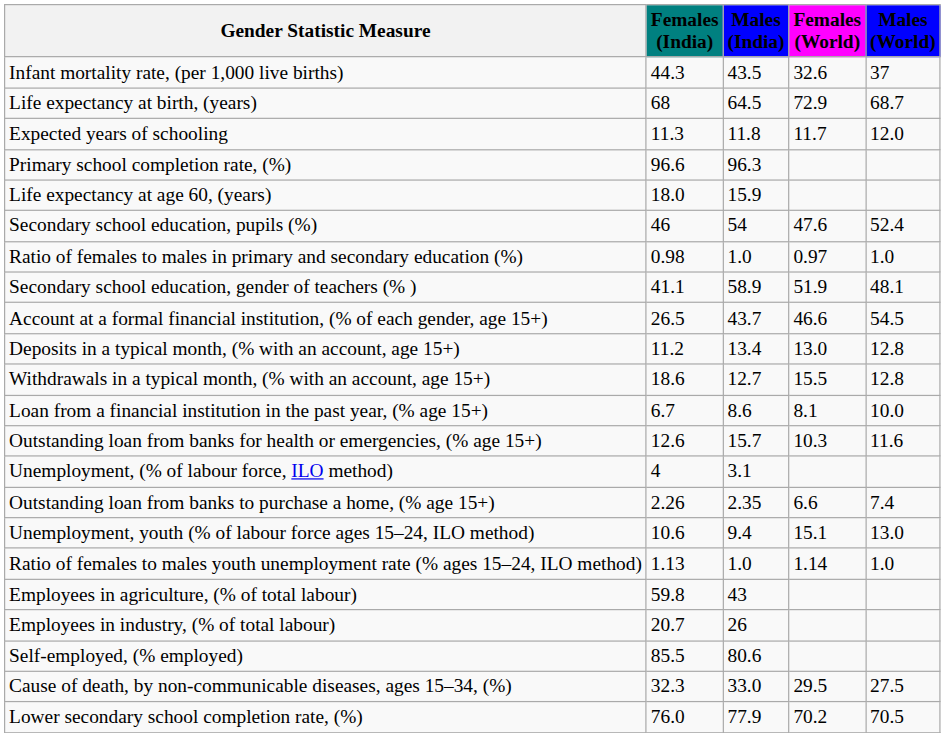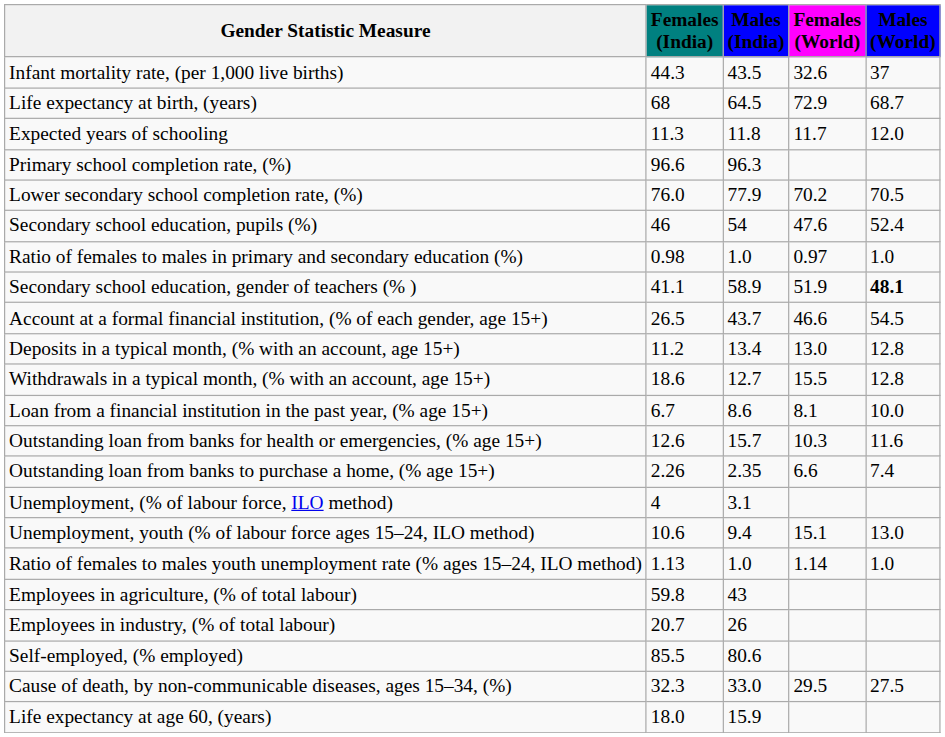rows swapped: (186, 717) <-> (140, 195)
(887, 287) normal -> (887, 287) bold
rows swapped: (252, 502) <-> (201, 471)
